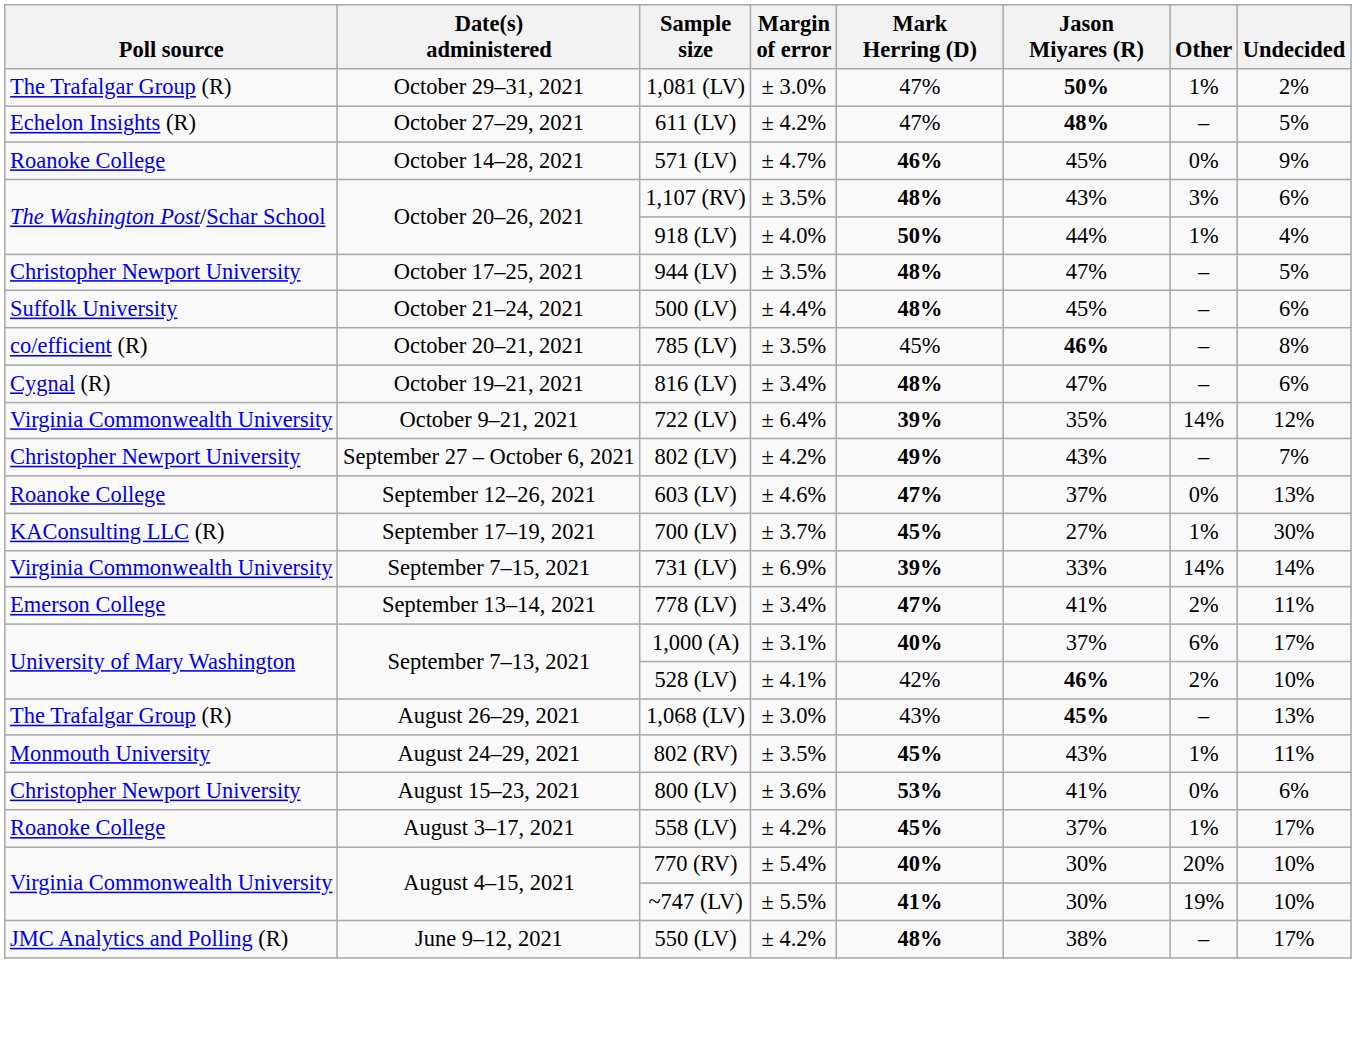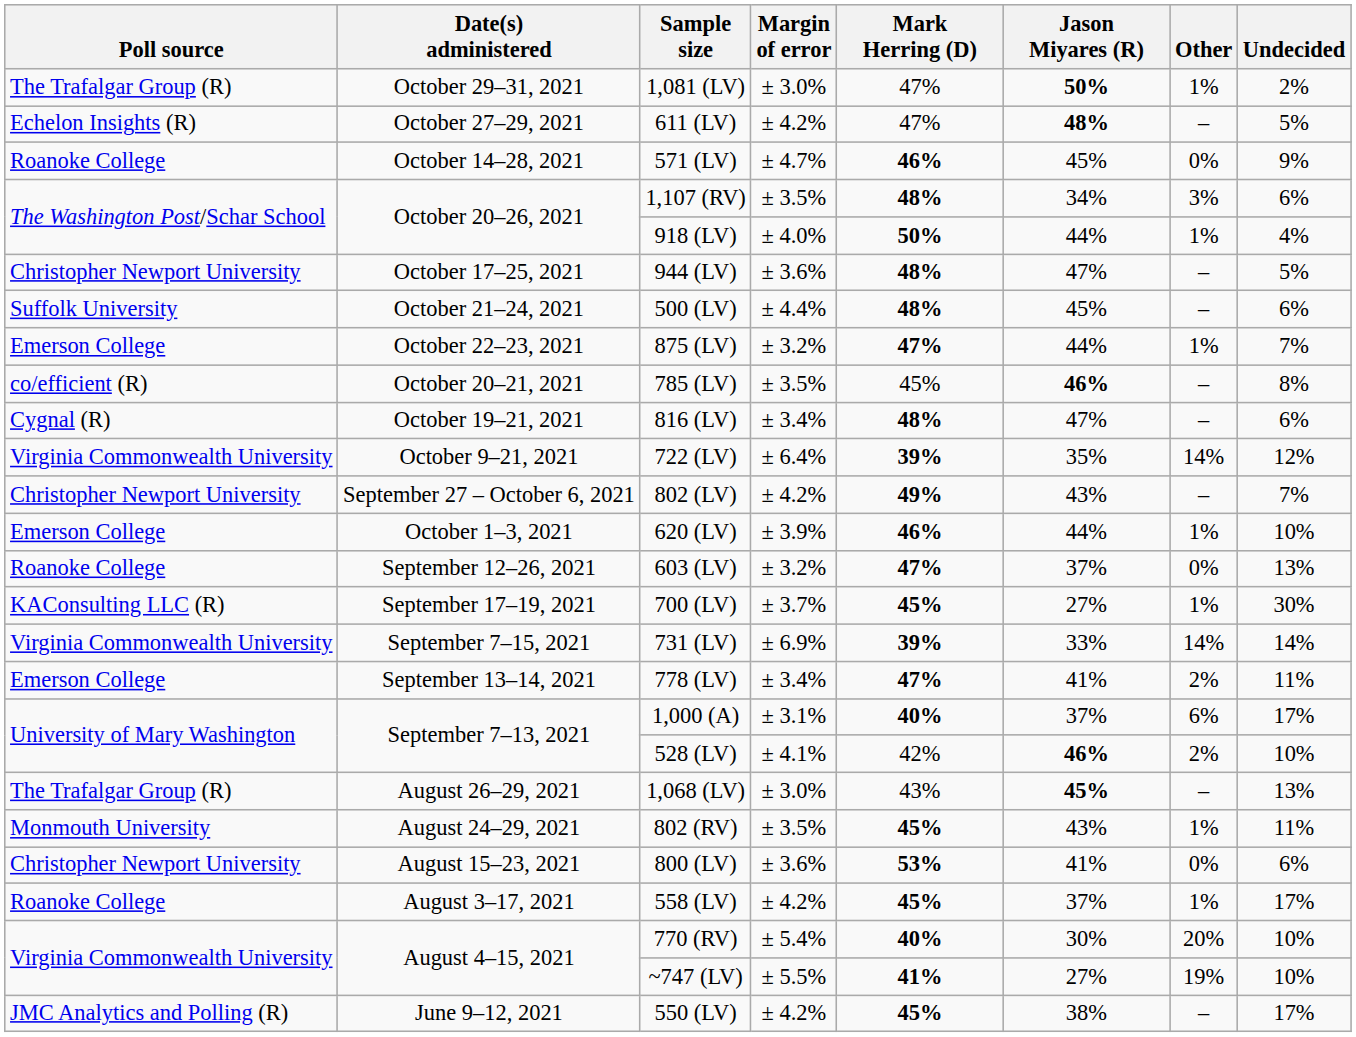(1086, 198) 43% -> (1086, 198) 34%
(794, 272) ± 3.5% -> (794, 272) ± 3.6%
+ row: (696, 346)
+ row: (696, 531)
(794, 494) ± 4.6% -> (794, 568) ± 3.2%
(1086, 902) 30% -> (1086, 976) 27%
(920, 939) 48% -> (920, 1013) 45%
